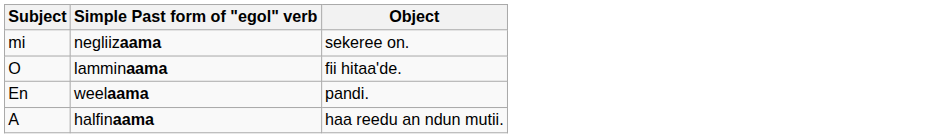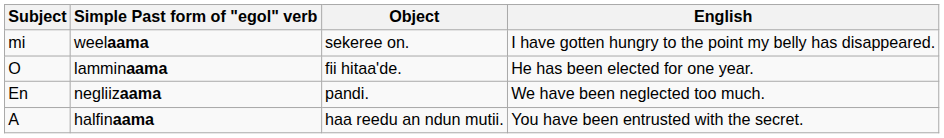+ column: (723, 17)
(118, 42) negliizaama -> (111, 42) weelaama
(111, 94) weelaama -> (118, 94) negliizaama
